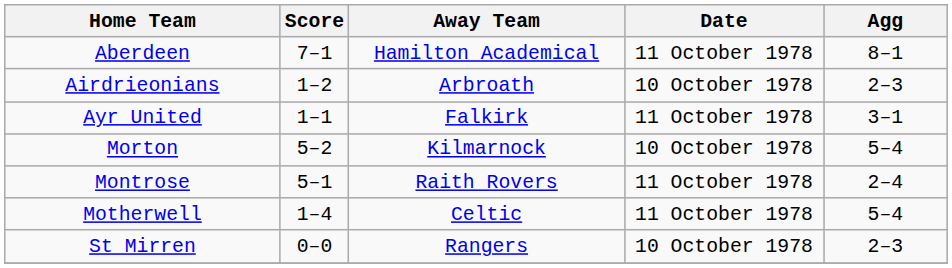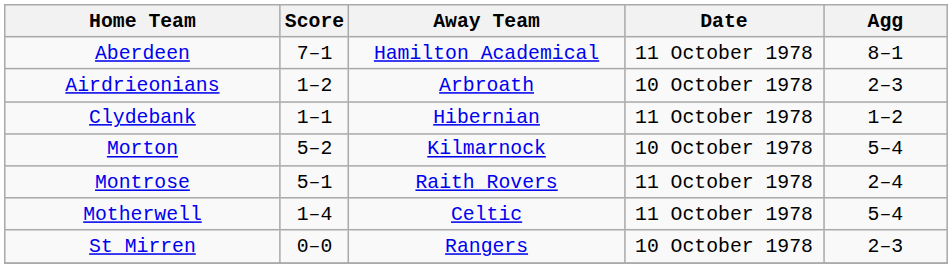- row: (142, 117)
+ row: (142, 117)
